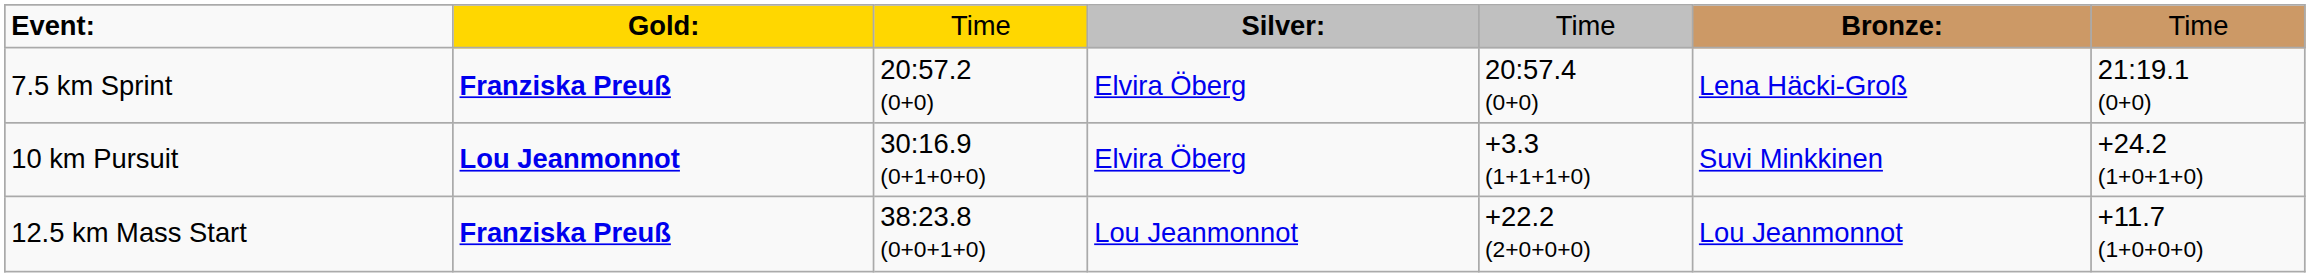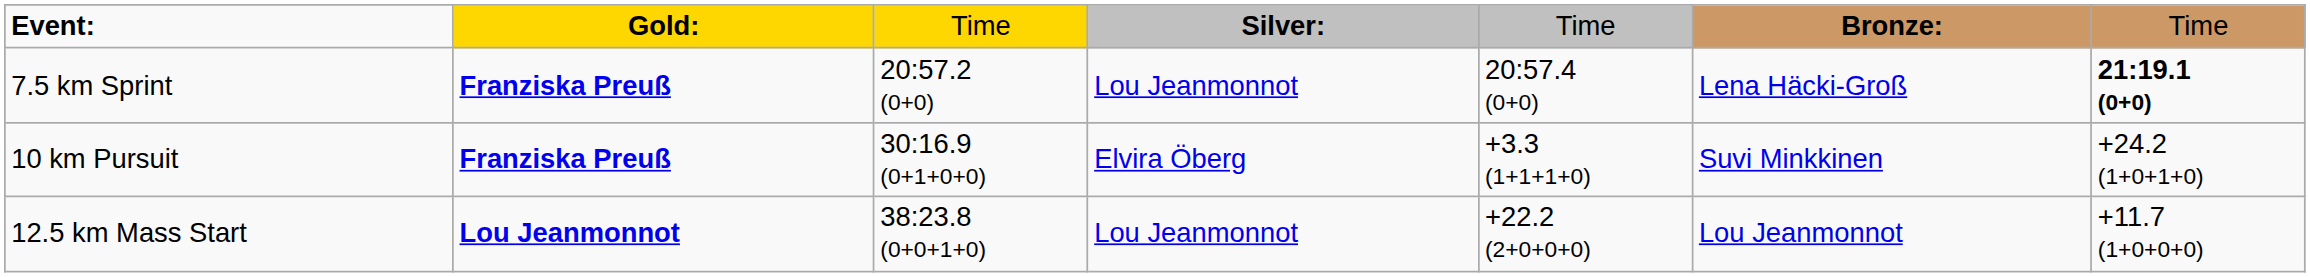(1170, 84) Elvira Öberg -> (1196, 84) Lou Jeanmonnot
(2143, 84) normal -> (2144, 84) bold
(570, 159) Lou Jeanmonnot -> (565, 159) Franziska Preuß
(565, 233) Franziska Preuß -> (570, 233) Lou Jeanmonnot
